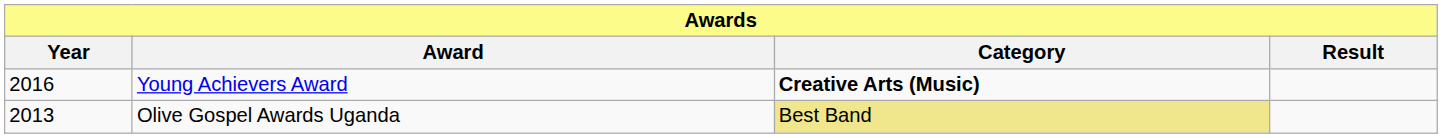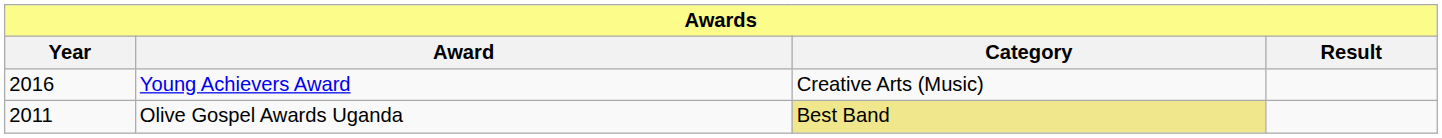(879, 84) bold -> (890, 84) normal
(32, 116) 2013 -> (31, 116) 2011
